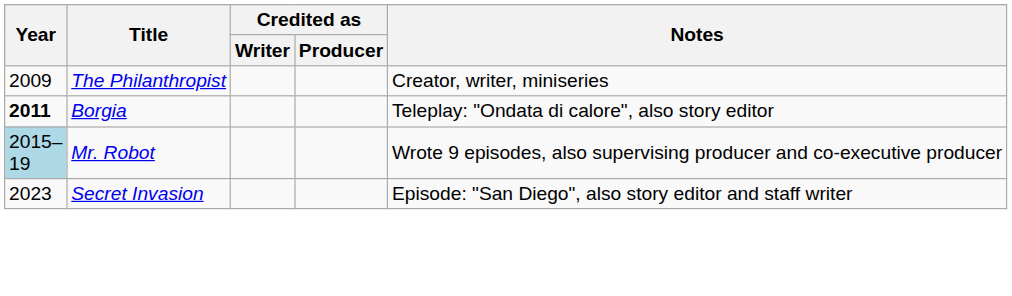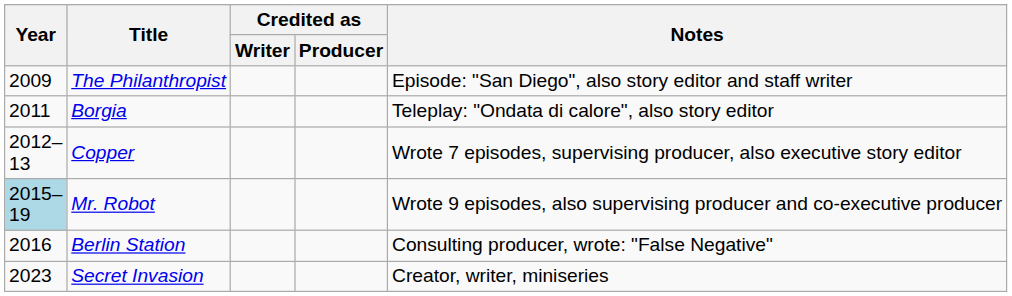(500, 80) Creator, writer, miniseries -> (622, 80) Episode: "San Diego", also story editor and staff writer
(30, 111) bold -> (30, 111) normal
+ row: (103, 152)
+ row: (128, 245)
(622, 193) Episode: "San Diego", also story editor and staff writer -> (500, 276) Creator, writer, miniseries
